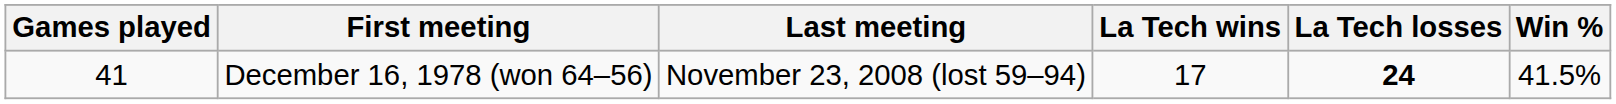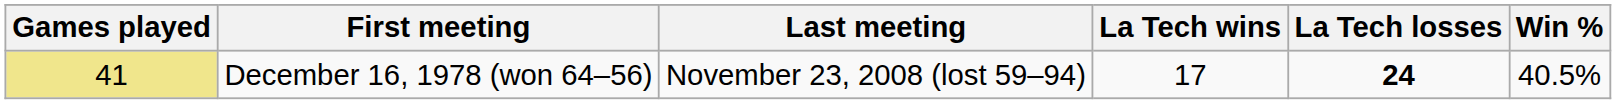(112, 74) no background -> (112, 74) khaki background
(1560, 74) 41.5% -> (1560, 74) 40.5%
